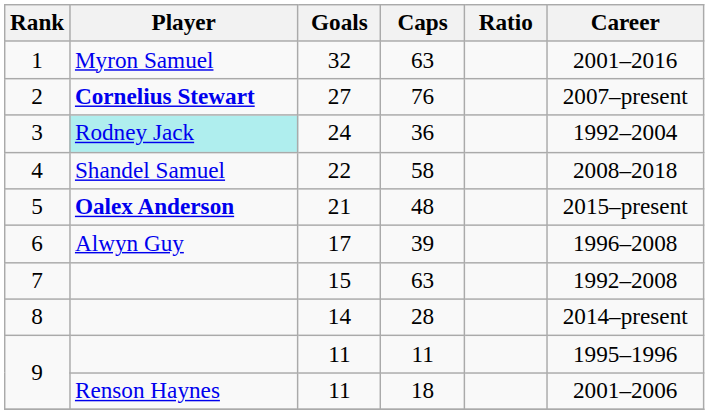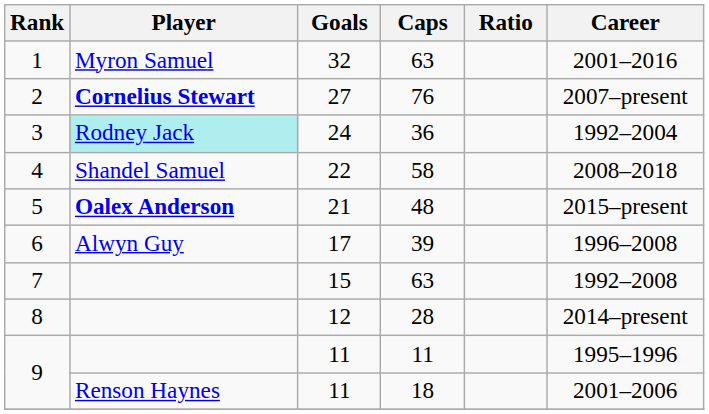(339, 317) 14 -> (339, 317) 12
